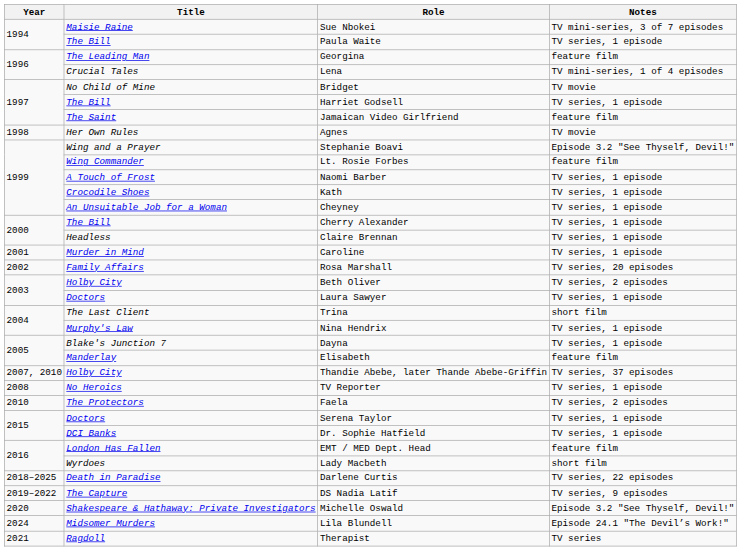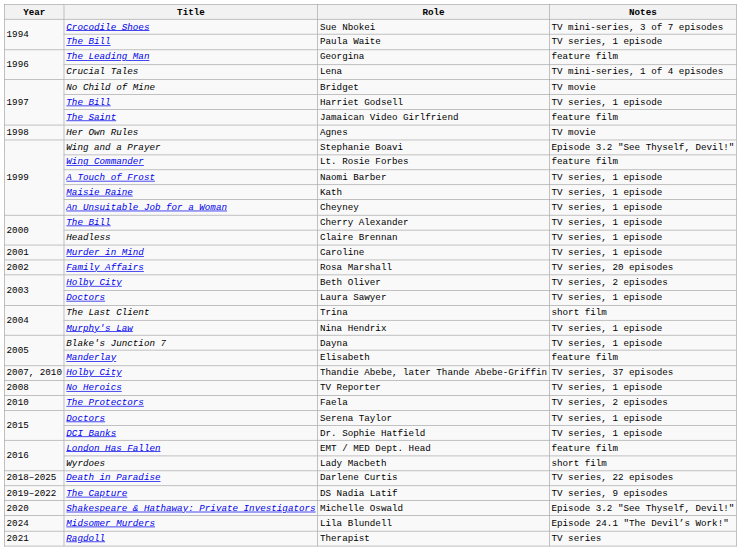(100, 27) Maisie Raine -> (108, 27) Crocodile Shoes
(108, 192) Crocodile Shoes -> (100, 192) Maisie Raine
